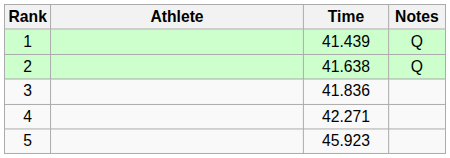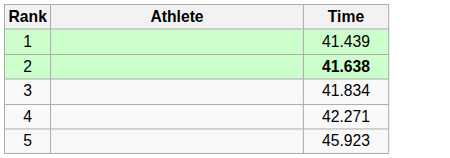- column: (417, 16)
(346, 66) normal -> (346, 66) bold
(346, 91) 41.836 -> (346, 91) 41.834
